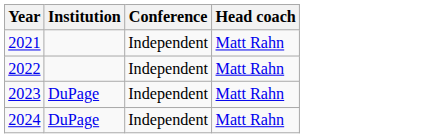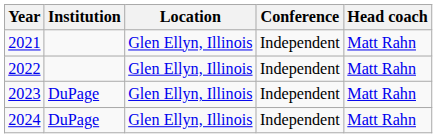+ column: (190, 17)
